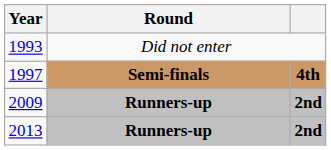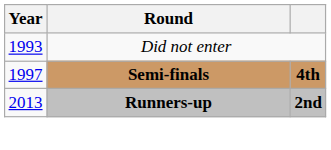- row: (26, 102)
